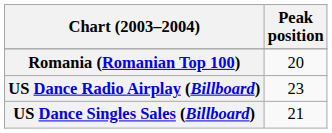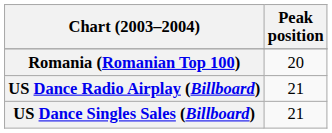(296, 88) 23 -> (296, 88) 21
